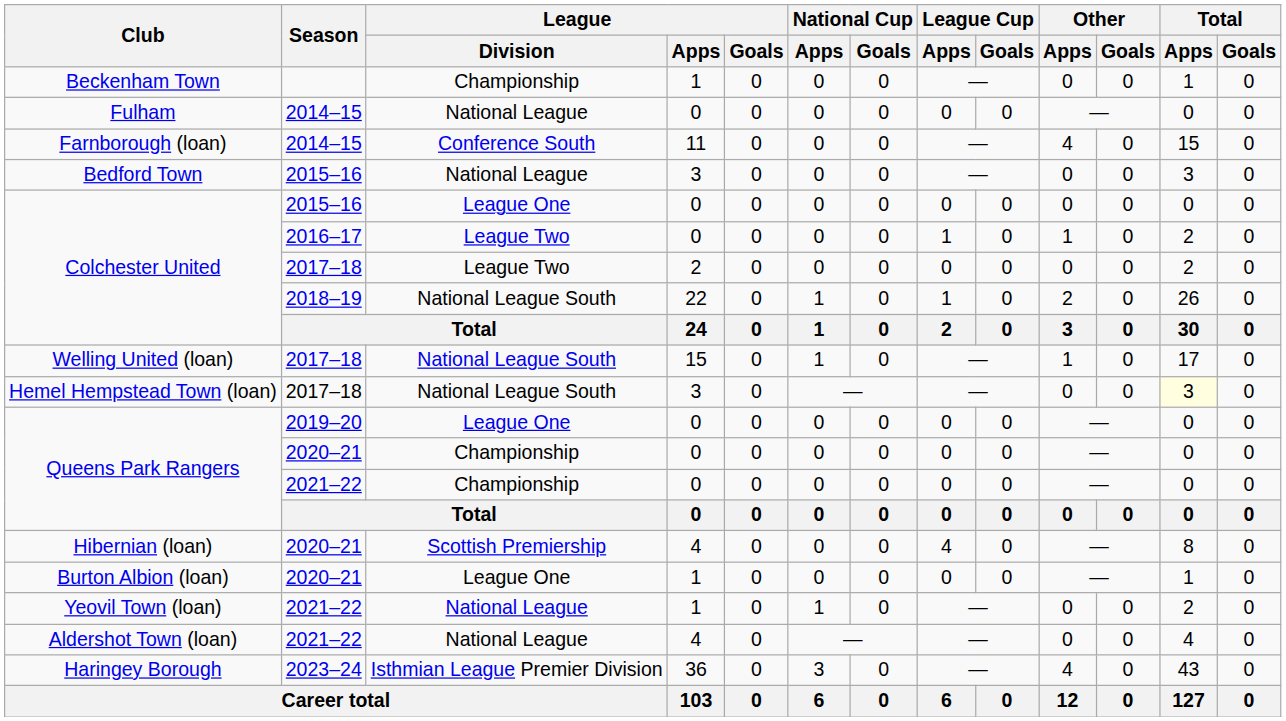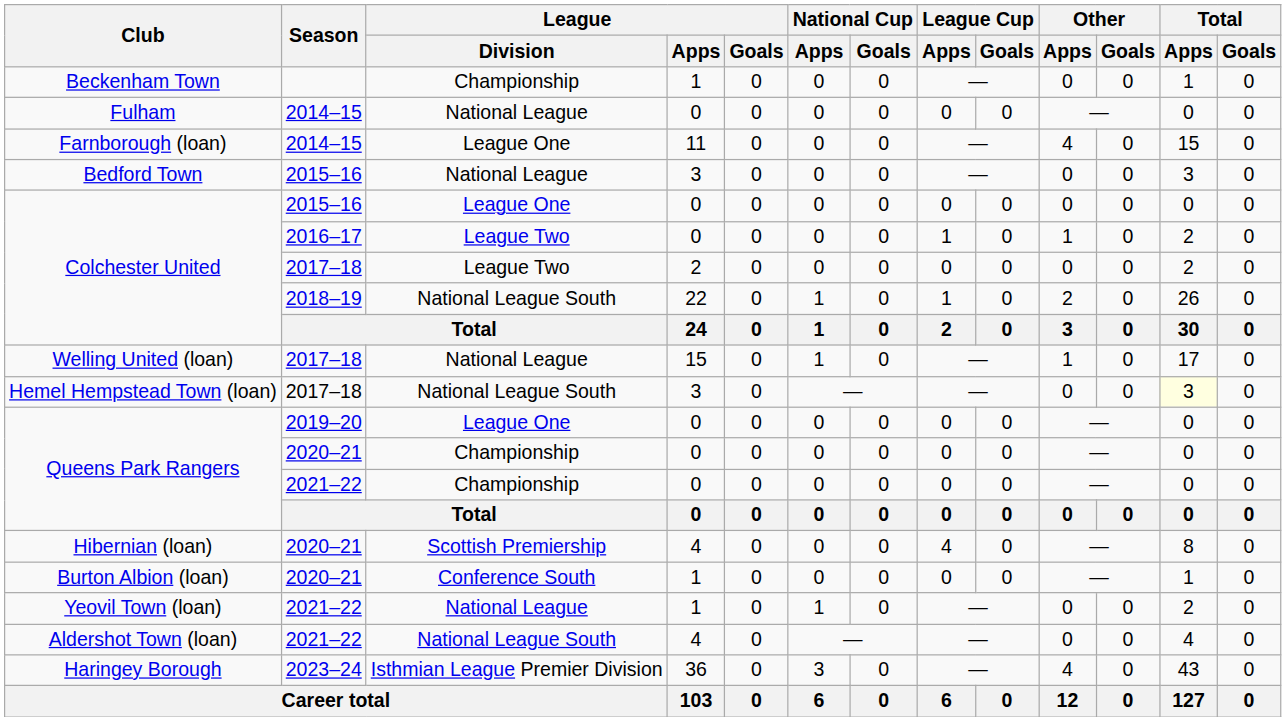(517, 143) Conference South -> (517, 143) League One
(517, 360) National League South -> (517, 360) National League
(517, 577) League One -> (517, 577) Conference South
(517, 639) National League -> (517, 639) National League South
